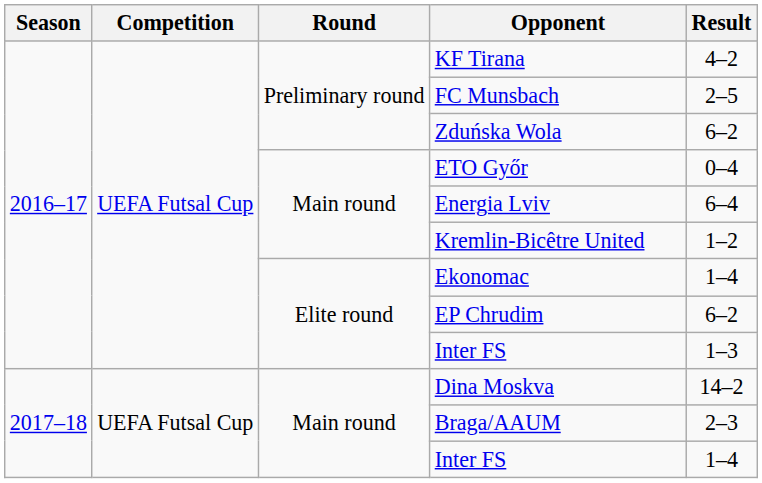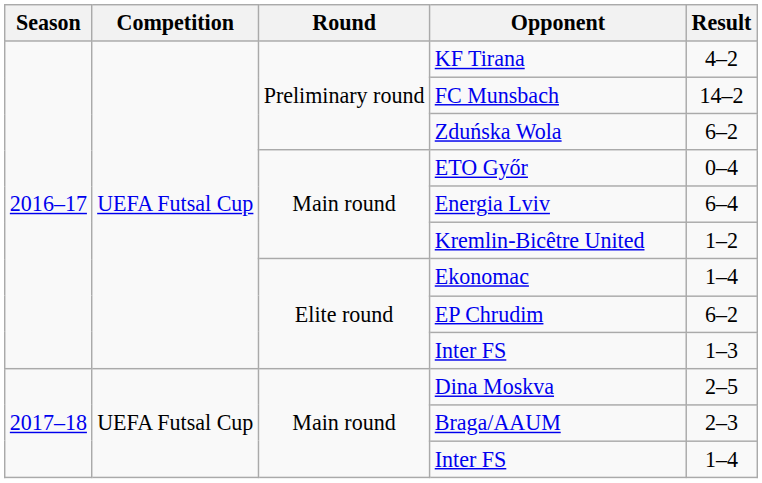(721, 95) 2–5 -> (721, 95) 14–2
(721, 386) 14–2 -> (721, 386) 2–5
